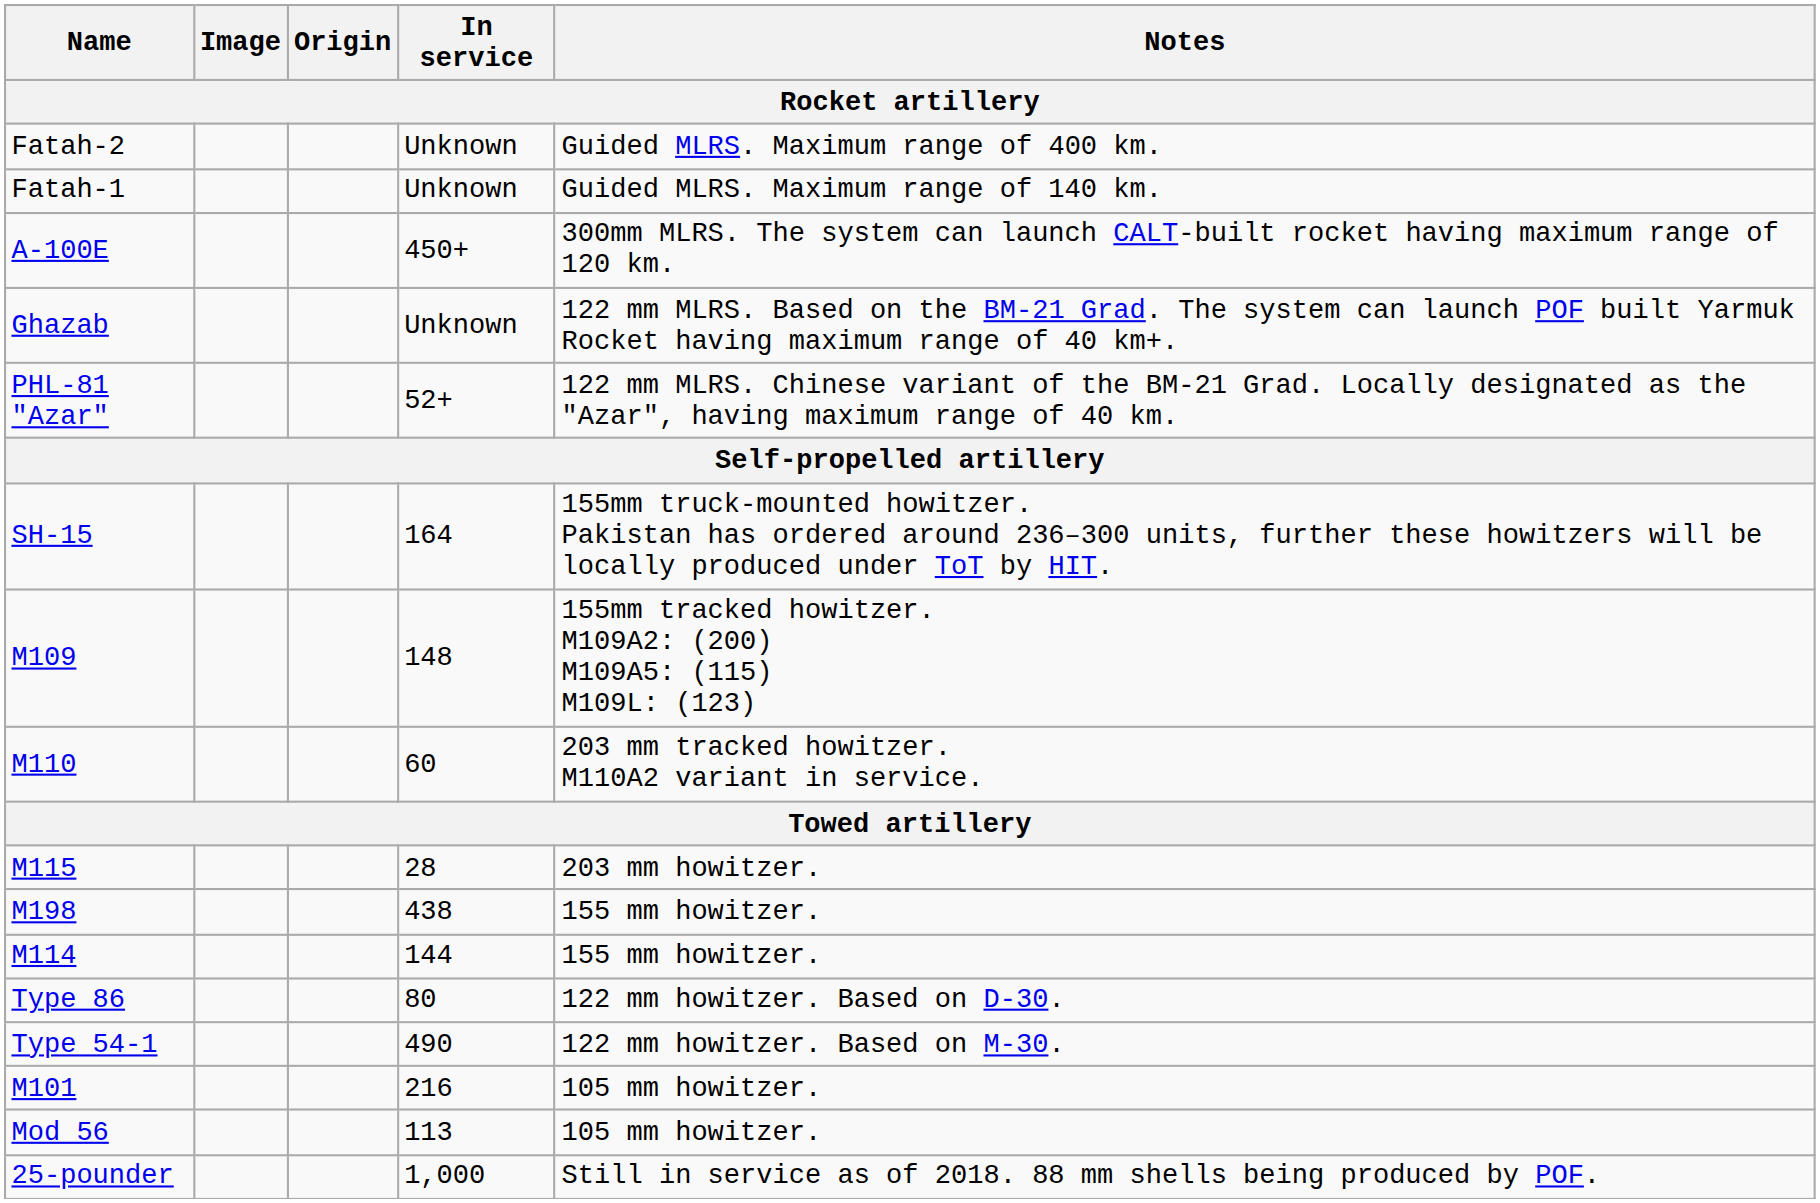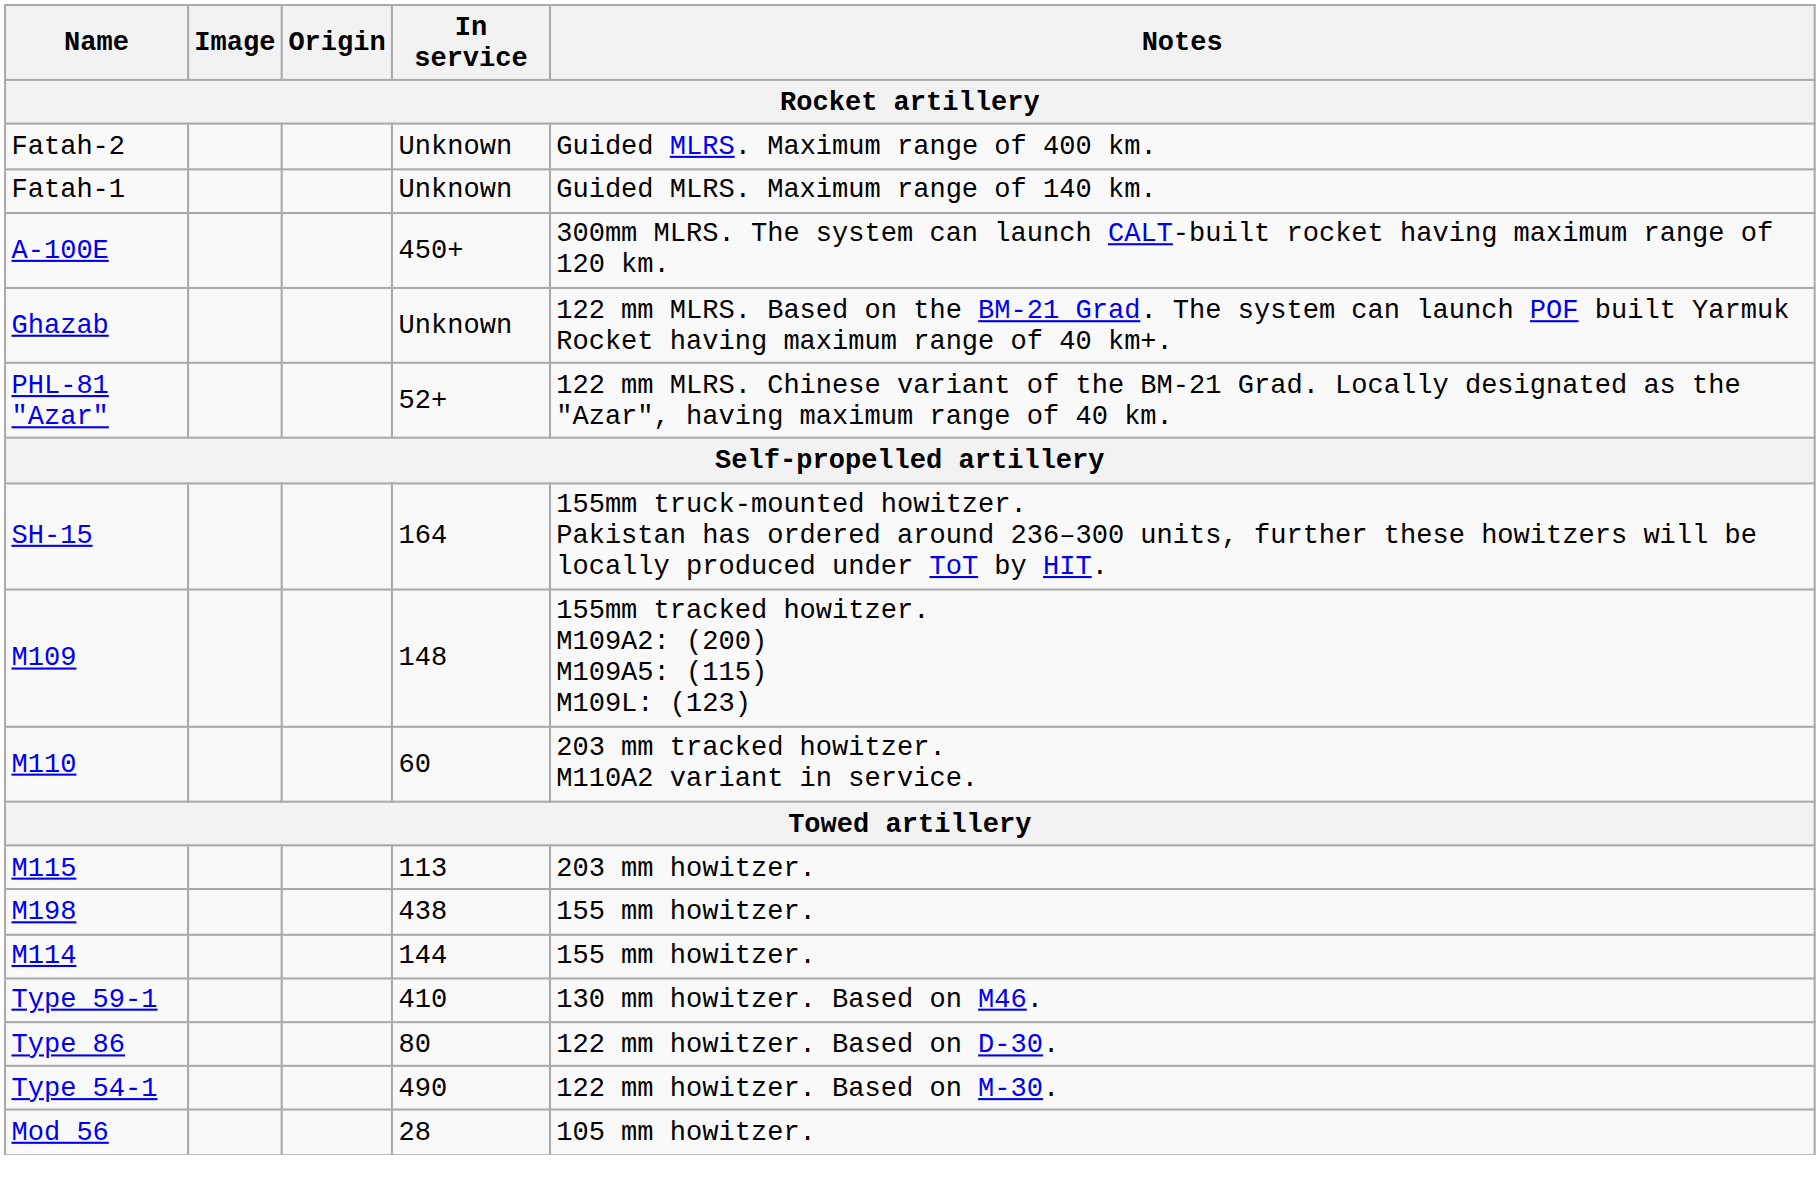(420, 868) 28 -> (423, 868) 113
+ row: (85, 1000)
- row: (44, 1088)
(428, 1132) 113 -> (415, 1132) 28
- row: (93, 1176)
